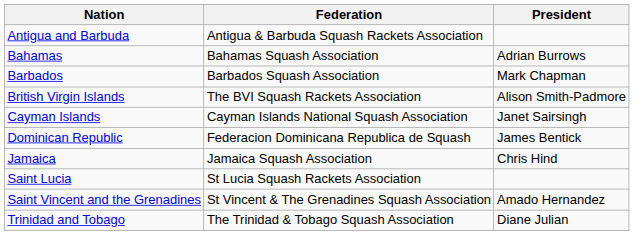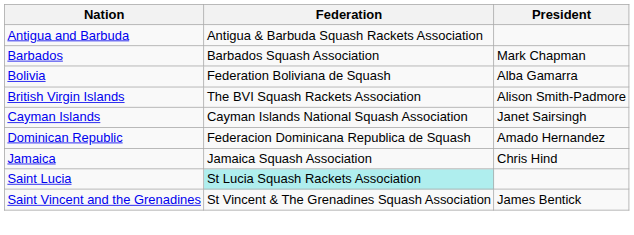- row: (35, 55)
+ row: (26, 76)
(539, 138) James Bentick -> (551, 138) Amado Hernandez
(314, 179) no background -> (314, 179) paleturquoise background
(551, 199) Amado Hernandez -> (539, 199) James Bentick
- row: (66, 220)
